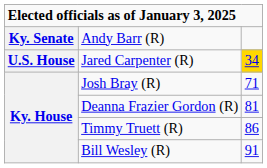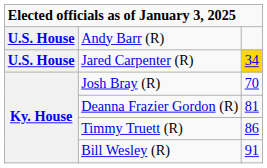(41, 38) Ky. Senate -> (41, 38) U.S. House
(252, 83) 71 -> (252, 83) 70
